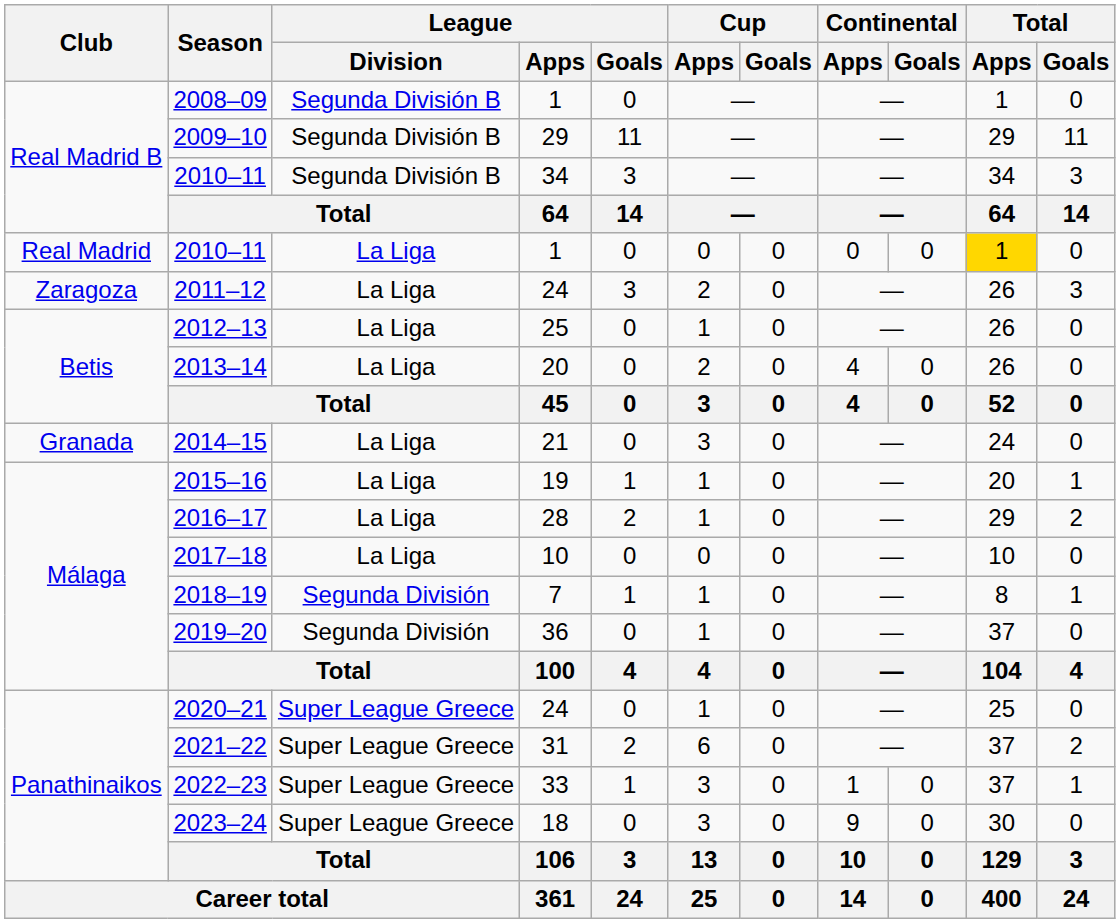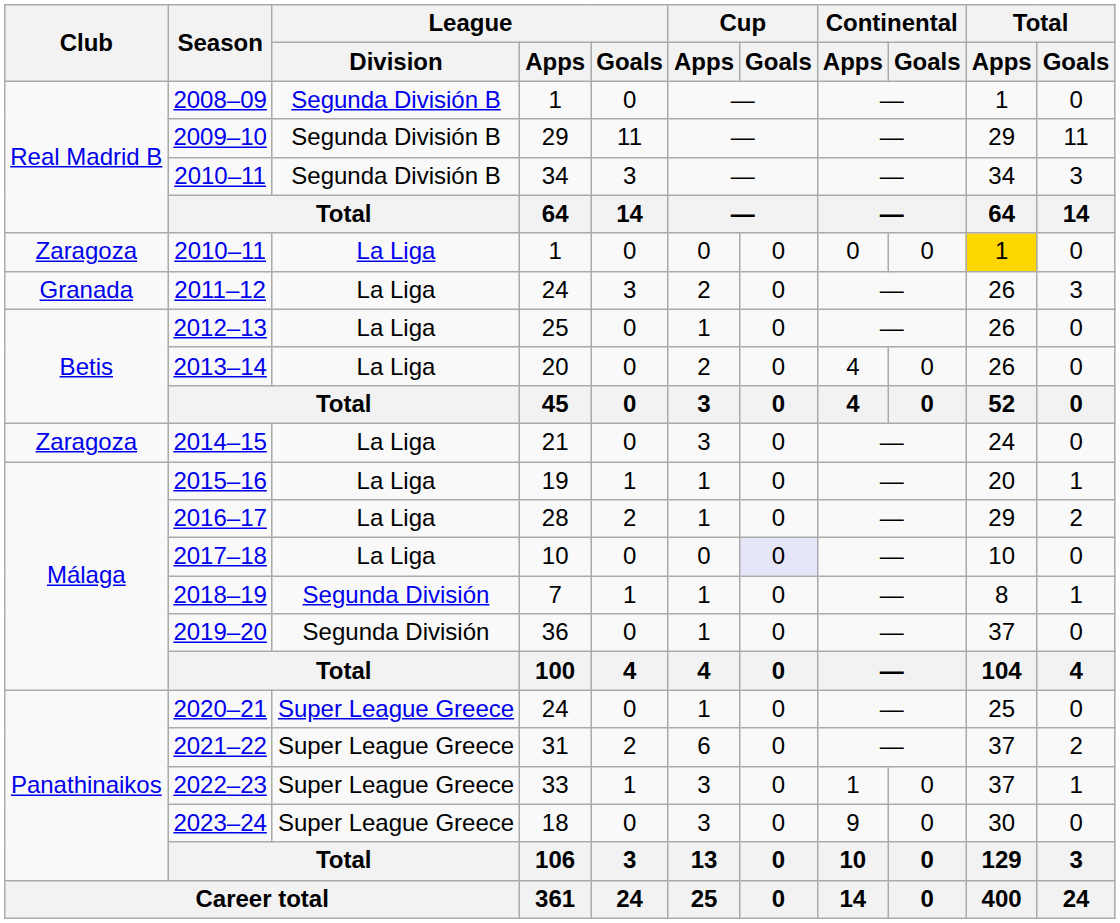(86, 251) Real Madrid -> (86, 251) Zaragoza
(86, 289) Zaragoza -> (86, 289) Granada
(86, 442) Granada -> (86, 442) Zaragoza
(778, 556) no background -> (778, 556) lavender background
